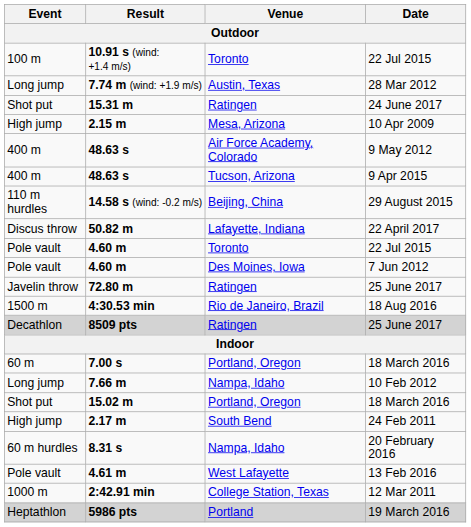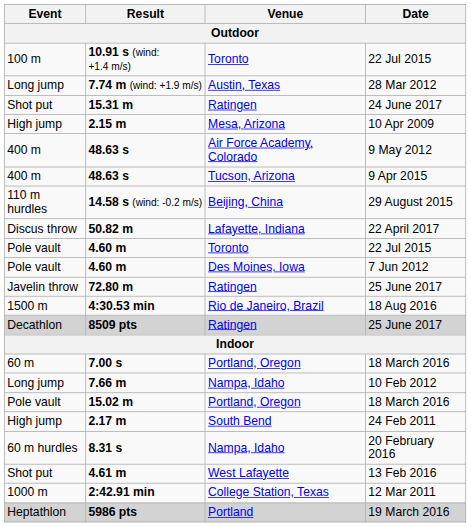(30, 402) Shot put -> (34, 402) Pole vault
(34, 473) Pole vault -> (30, 473) Shot put
